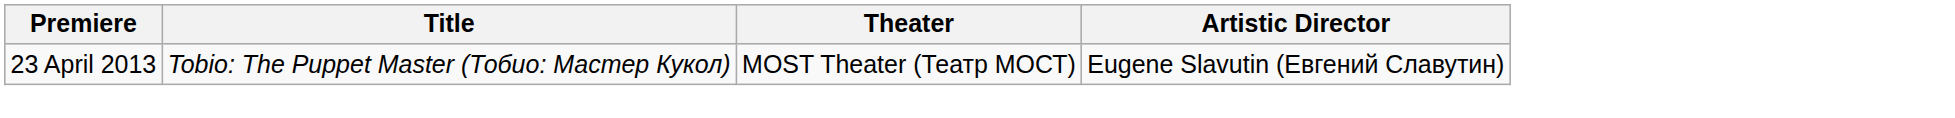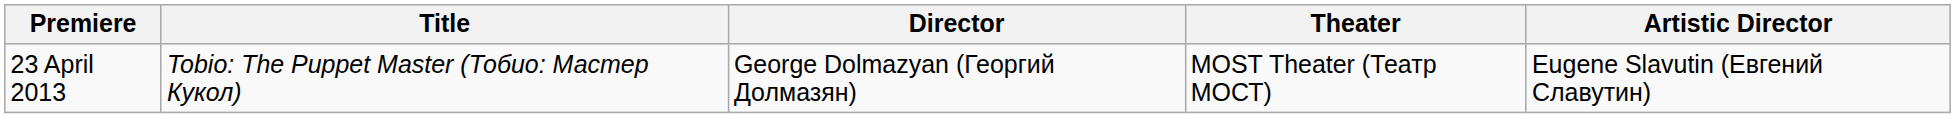+ column: (957, 24)
